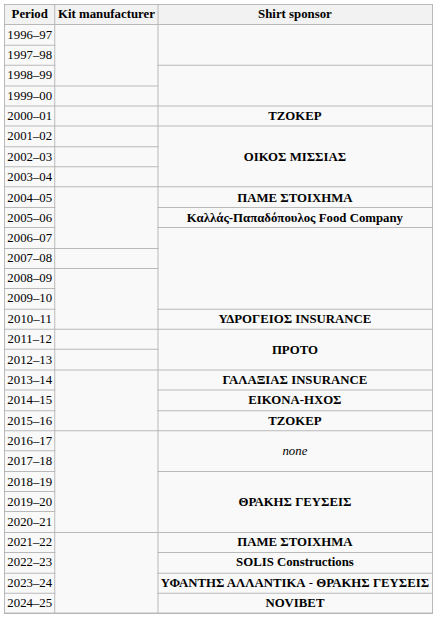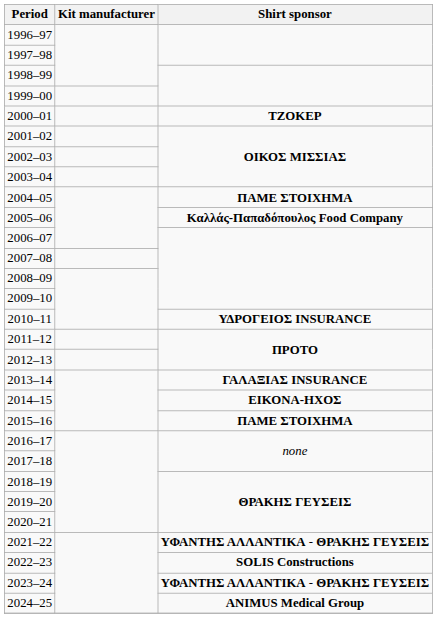(295, 420) ΤΖΟΚΕΡ -> (295, 420) ΠΑΜΕ ΣΤΟΙΧΗΜΑ
(295, 542) ΠΑΜΕ ΣΤΟΙΧΗΜΑ -> (295, 542) ΥΦΑΝΤΗΣ ΑΛΛΑΝΤΙΚΑ - ΘΡΑΚΗΣ ΓΕΥΣΕΙΣ
(295, 603) NOVIBET -> (295, 603) ANIMUS Medical Group
